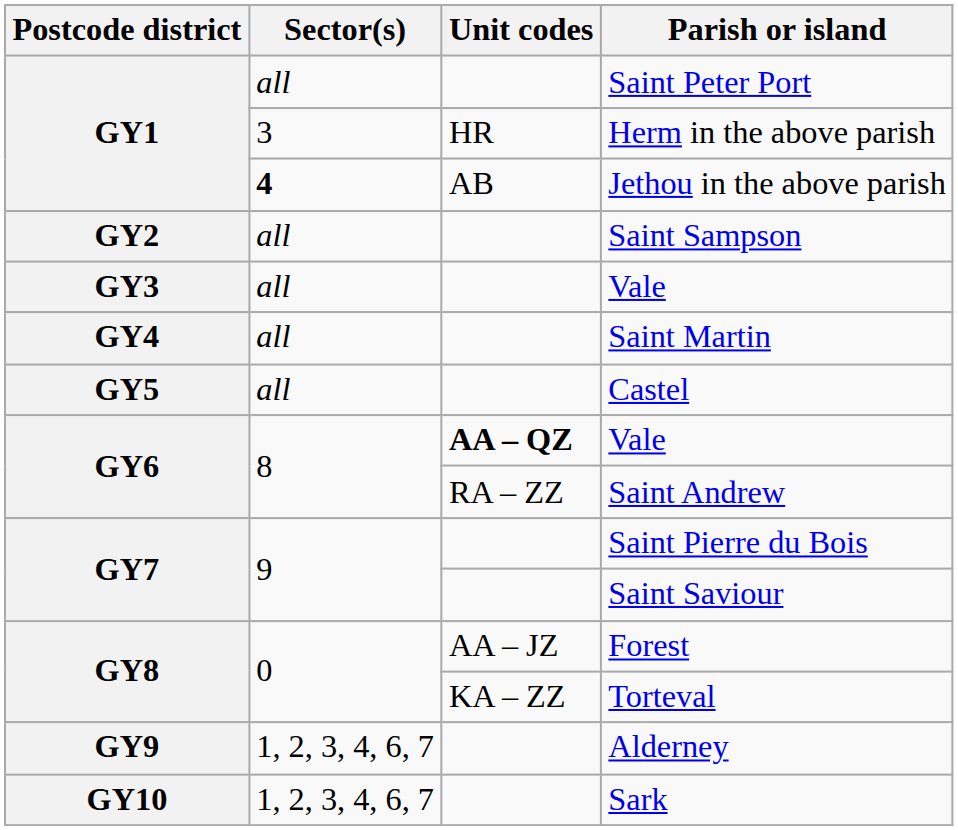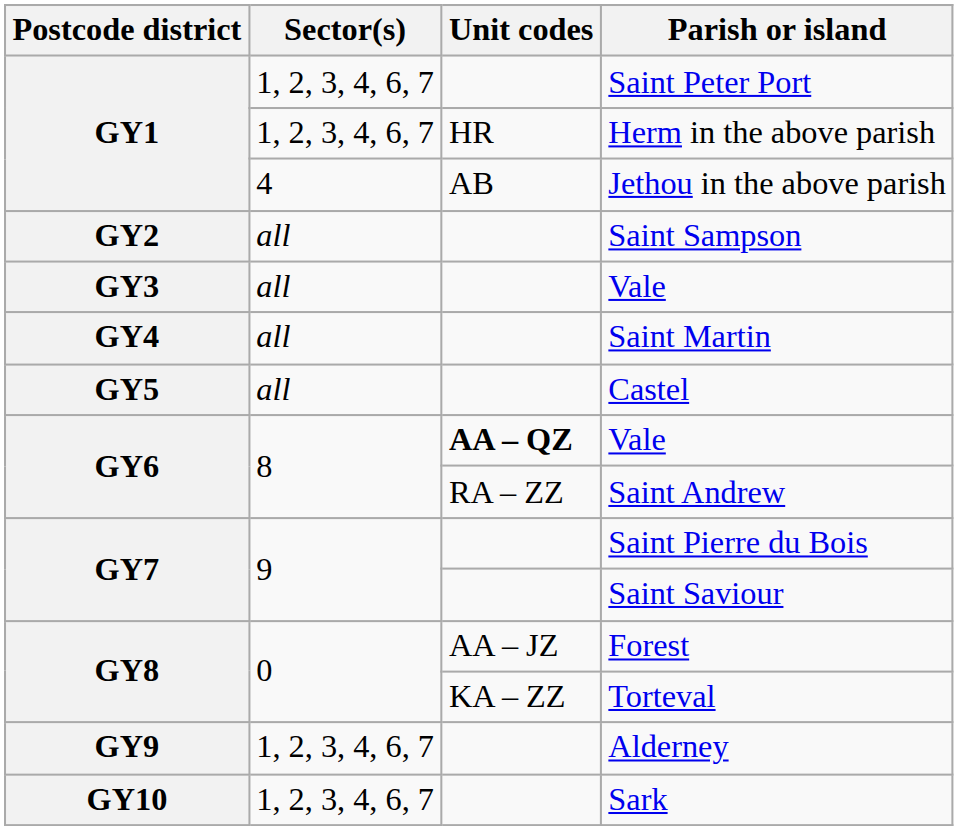(273, 81) all -> (345, 81) 1, 2, 3, 4, 6, 7
(264, 132) 3 -> (345, 132) 1, 2, 3, 4, 6, 7
(264, 183) bold -> (264, 183) normal
